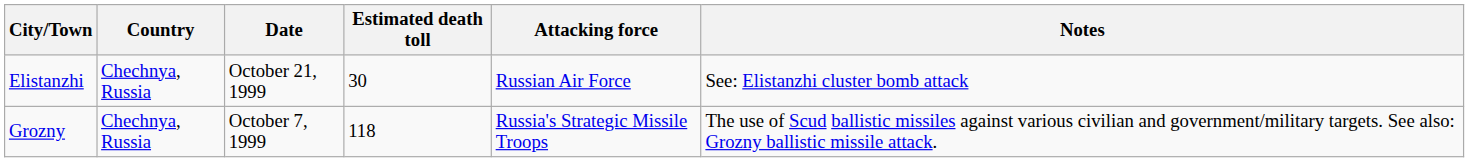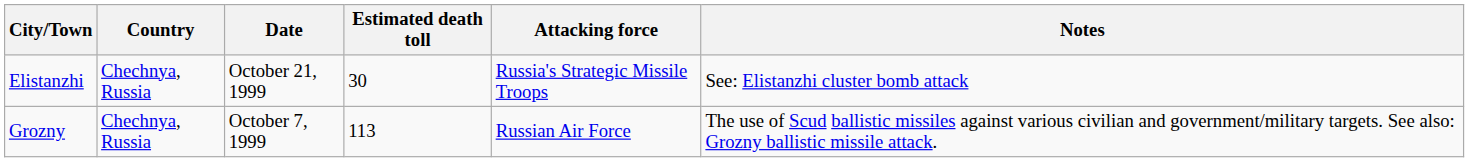(563, 80) Russian Air Force -> (591, 80) Russia's Strategic Missile Troops
(362, 131) 118 -> (362, 131) 113
(591, 131) Russia's Strategic Missile Troops -> (563, 131) Russian Air Force
